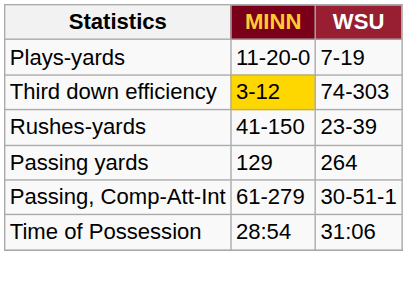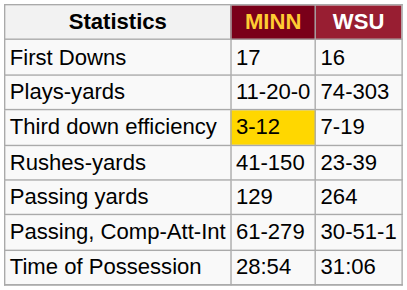+ row: (68, 57)
(343, 57) 7-19 -> (355, 92) 74-303
(355, 92) 74-303 -> (343, 127) 7-19
